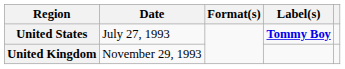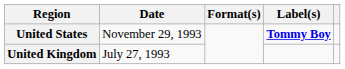(136, 34) July 27, 1993 -> (152, 34) November 29, 1993
(152, 53) November 29, 1993 -> (136, 53) July 27, 1993
